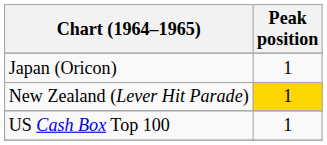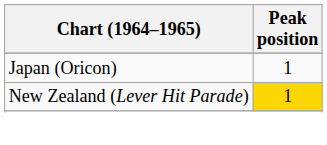- row: (89, 125)
